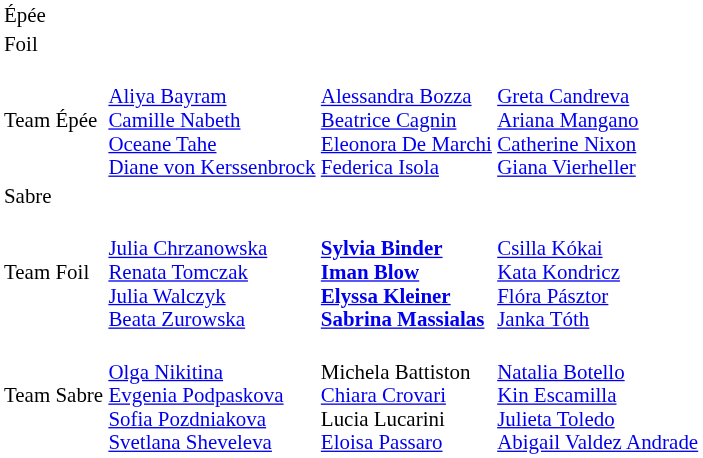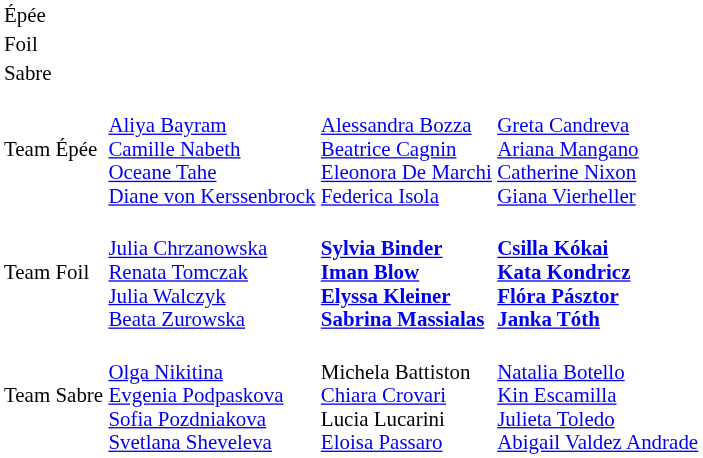rows swapped: (28, 196) <-> (51, 120)
(559, 284) normal -> (564, 284) bold
